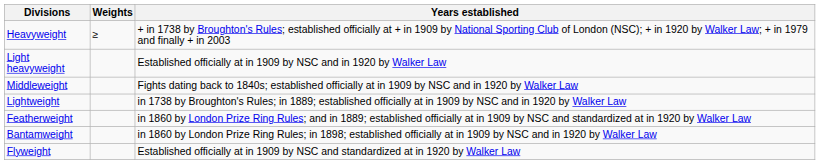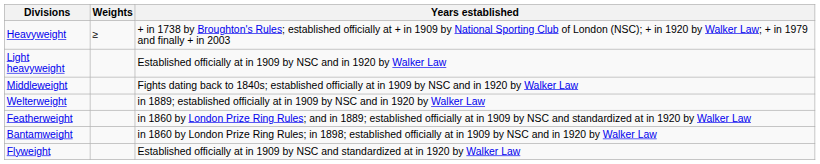+ row: (37, 102)
- row: (33, 102)
